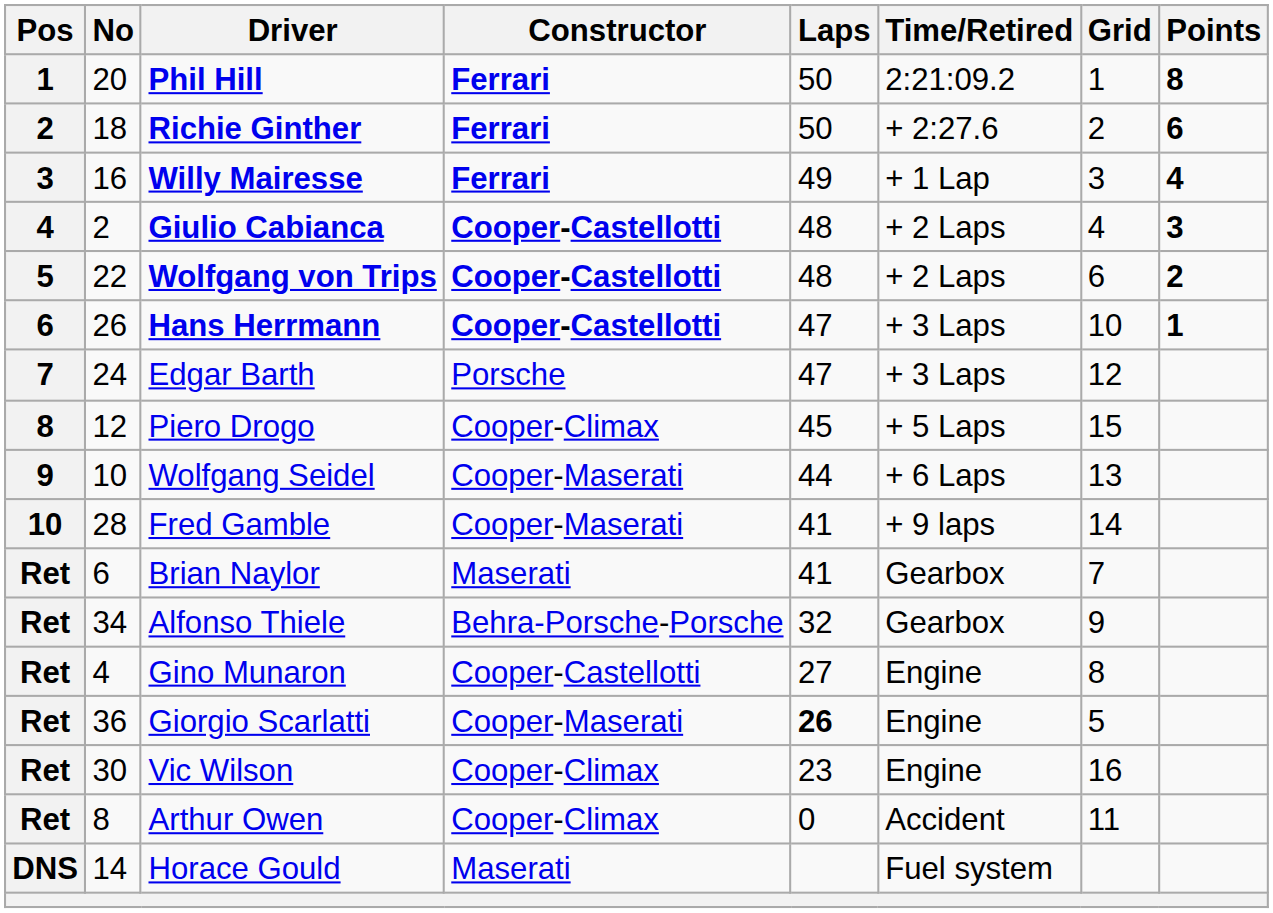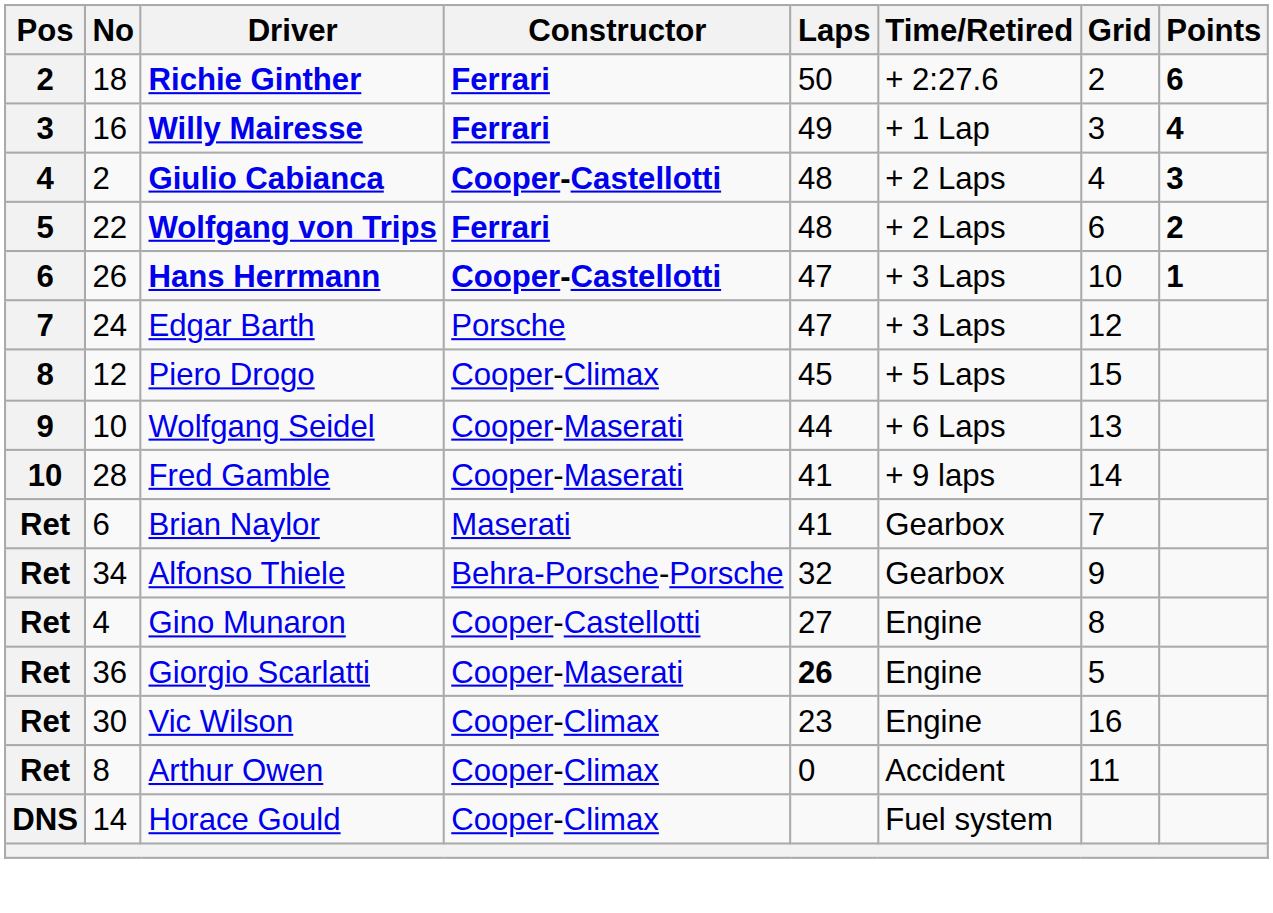- row: (206, 79)
(586, 277) Cooper-Castellotti -> (501, 227) Ferrari
(511, 868) Maserati -> (555, 819) Cooper-Climax
